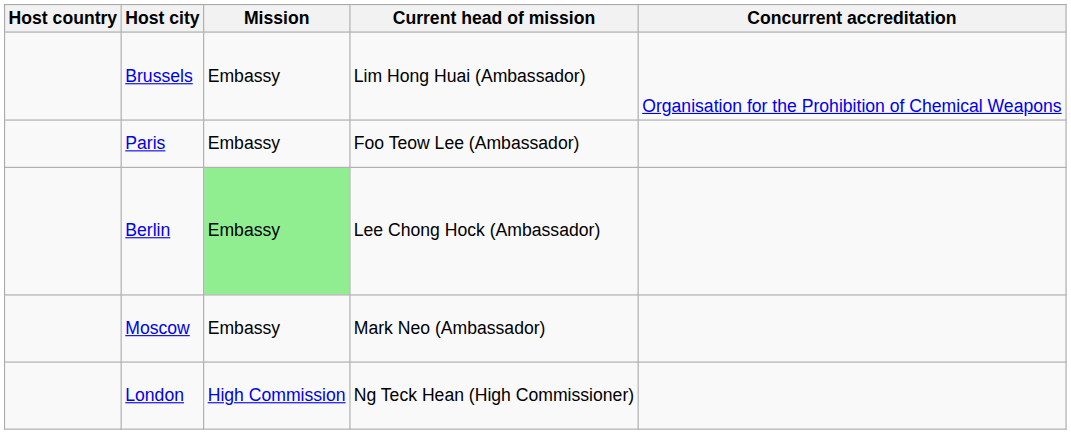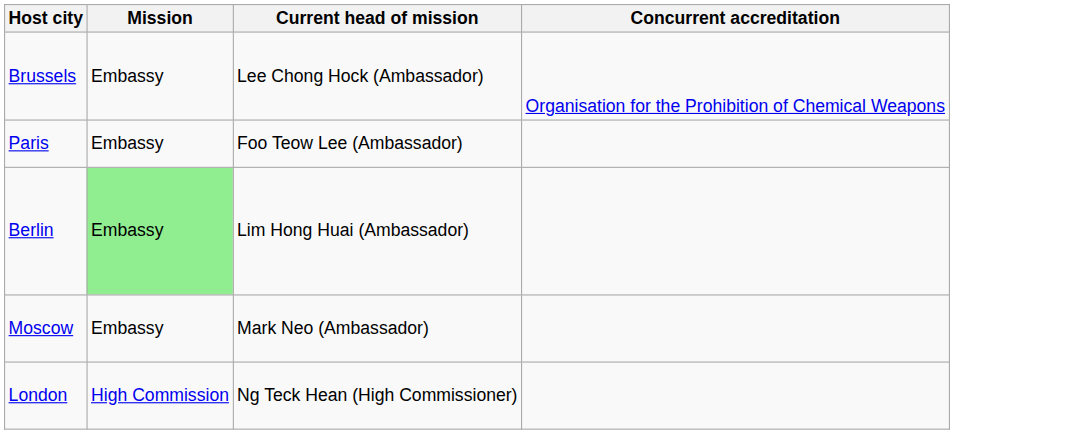- column: (63, 18)
(470, 76) Lim Hong Huai (Ambassador) -> (360, 76) Lee Chong Hock (Ambassador)
(477, 230) Lee Chong Hock (Ambassador) -> (353, 230) Lim Hong Huai (Ambassador)
